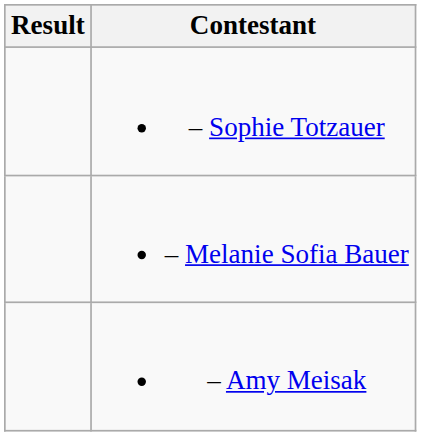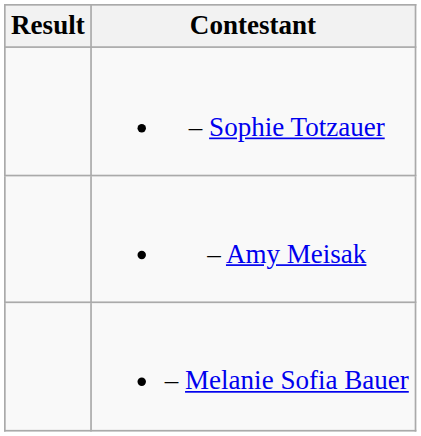rows swapped: (253, 254) <-> (253, 381)
